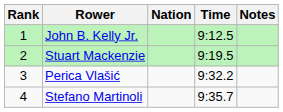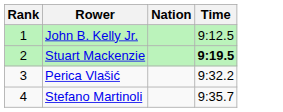- column: (257, 14)
(215, 55) normal -> (216, 55) bold
